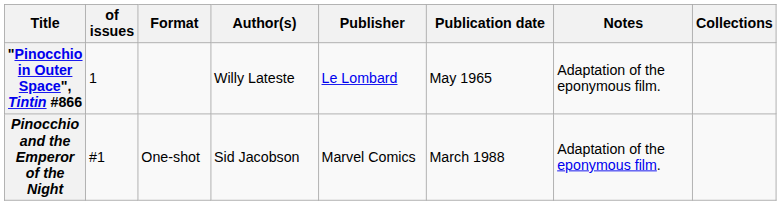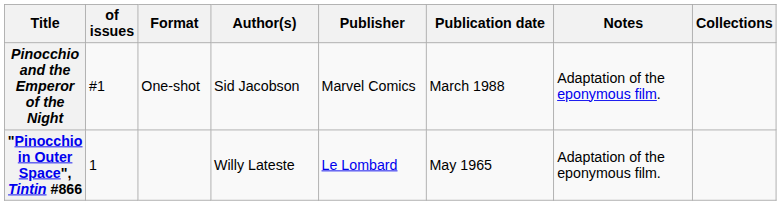rows swapped: (45, 157) <-> (45, 78)
